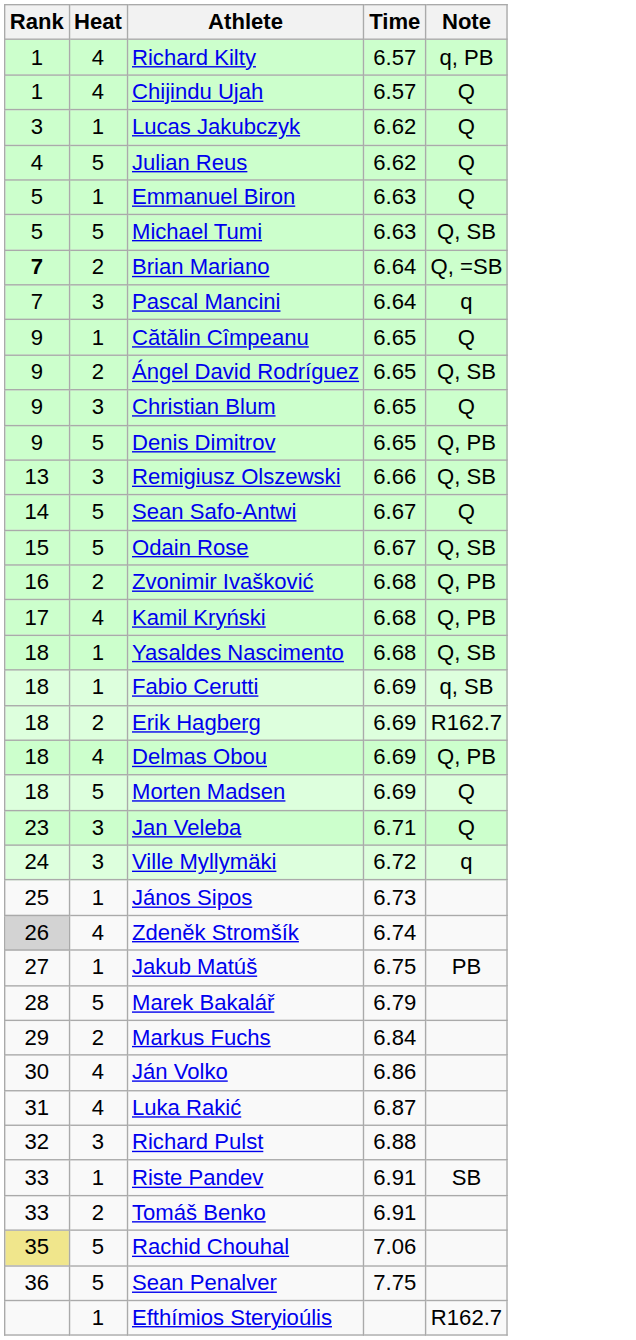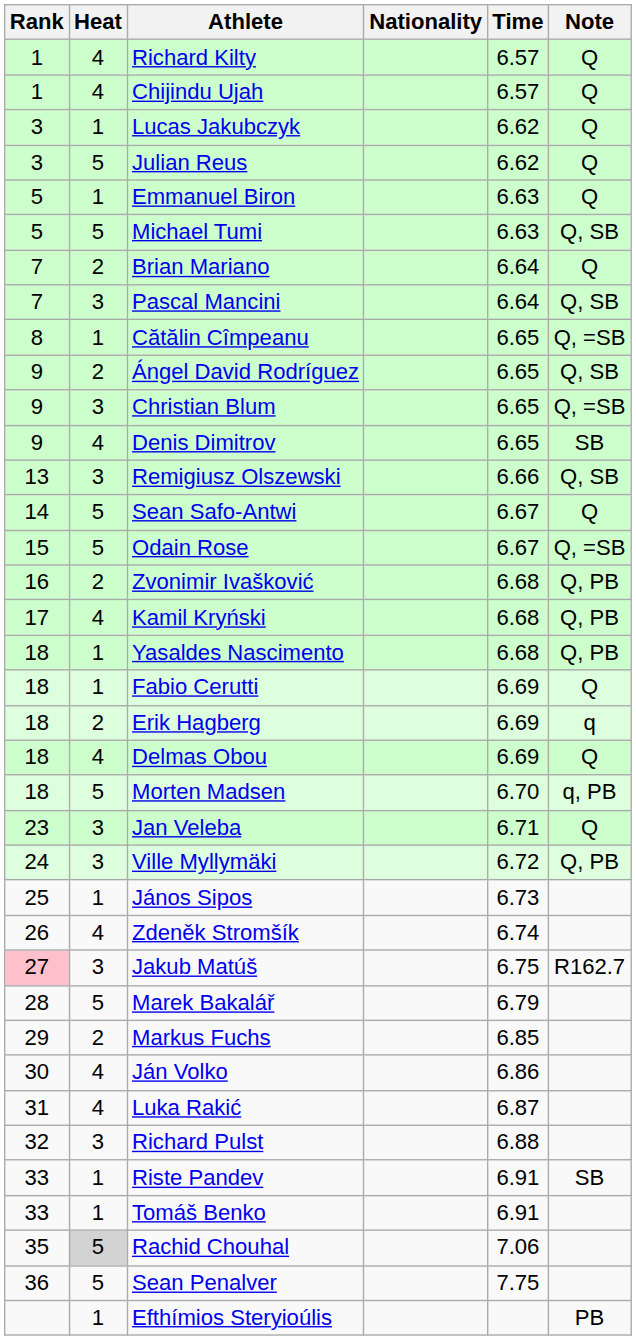+ column: (426, 22)
(466, 57) q, PB -> (590, 57) Q
(37, 162) 4 -> (37, 162) 3
(37, 267) bold -> (37, 267) normal
(466, 267) Q, =SB -> (590, 267) Q
(466, 302) q -> (590, 302) Q, SB
(37, 337) 9 -> (37, 337) 8
(466, 337) Q -> (590, 337) Q, =SB
(466, 407) Q -> (590, 407) Q, =SB
(98, 442) 5 -> (98, 442) 4
(466, 442) Q, PB -> (590, 442) SB
(466, 547) Q, SB -> (590, 547) Q, =SB
(466, 652) Q, SB -> (590, 652) Q, PB
(466, 687) q, SB -> (590, 687) Q
(466, 722) R162.7 -> (590, 722) q
(466, 757) Q, PB -> (590, 757) Q
(395, 792) 6.69 -> (518, 792) 6.70
(466, 792) Q -> (590, 792) q, PB
(466, 862) q -> (590, 862) Q, PB
(37, 932) lightgrey background -> (37, 932) no background
(37, 967) no background -> (37, 967) pink background
(98, 967) 1 -> (98, 967) 3
(466, 967) PB -> (590, 967) R162.7
(395, 1037) 6.84 -> (518, 1037) 6.85
(98, 1212) 2 -> (98, 1212) 1
(37, 1247) khaki background -> (37, 1247) no background
(98, 1247) no background -> (98, 1247) lightgrey background
(466, 1317) R162.7 -> (590, 1317) PB
